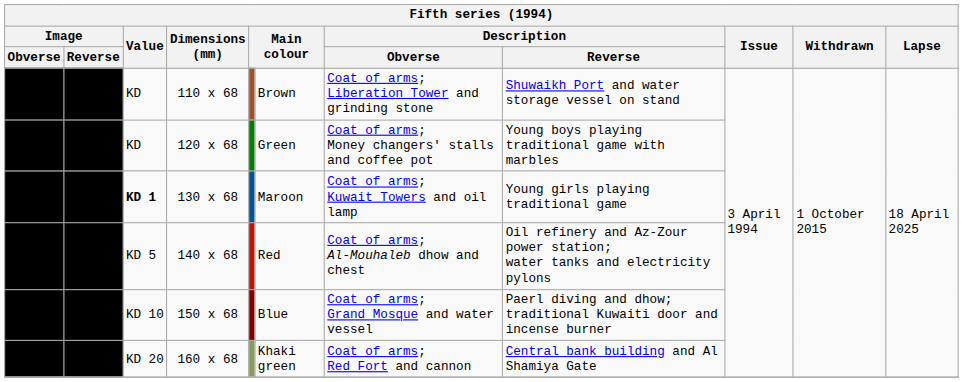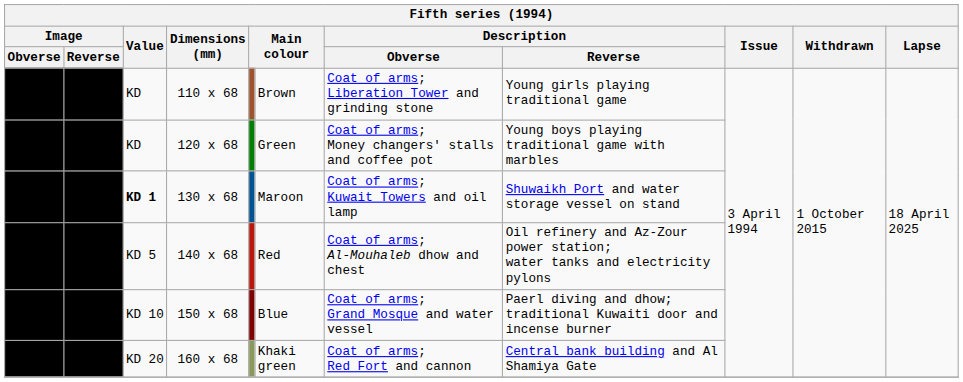(593, 94) Shuwaikh Port and water storage vessel on stand -> (578, 94) Young girls playing traditional game
(578, 197) Young girls playing traditional game -> (593, 197) Shuwaikh Port and water storage vessel on stand
